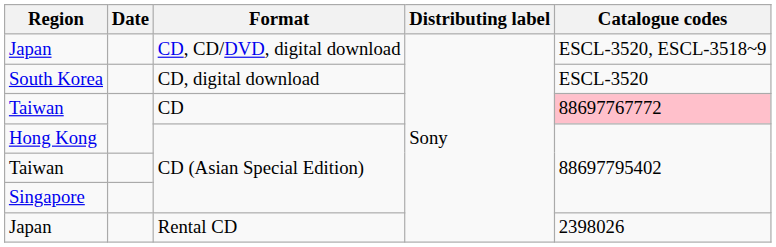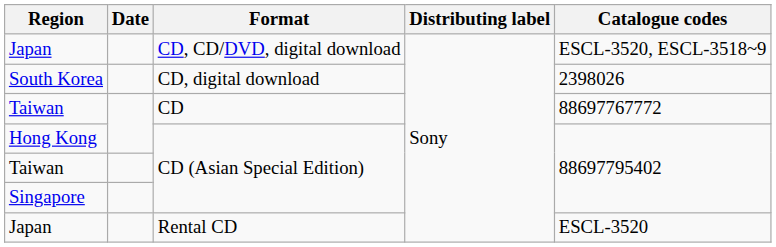(603, 78) ESCL-3520 -> (592, 78) 2398026
(610, 108) pink background -> (610, 108) no background
(592, 227) 2398026 -> (603, 227) ESCL-3520
